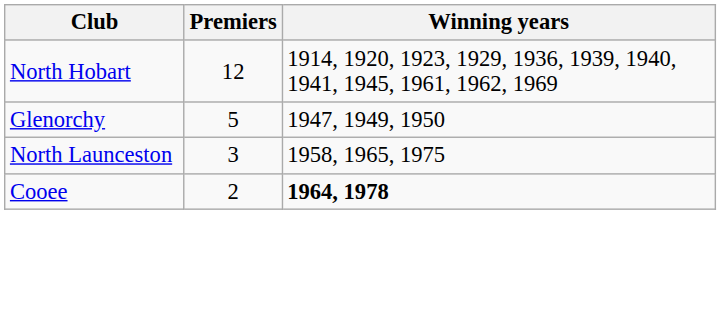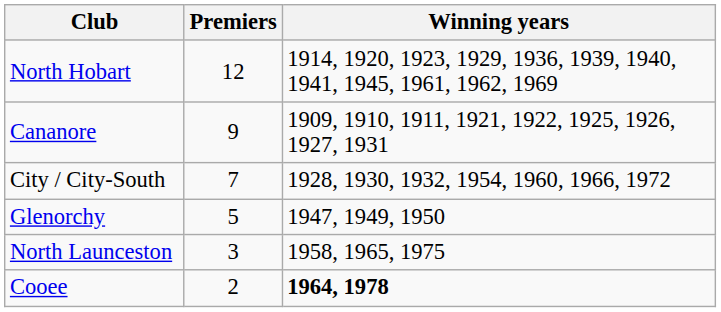+ row: (53, 132)
+ row: (88, 180)
